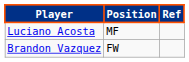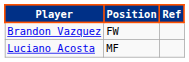rows swapped: (51, 31) <-> (54, 48)
